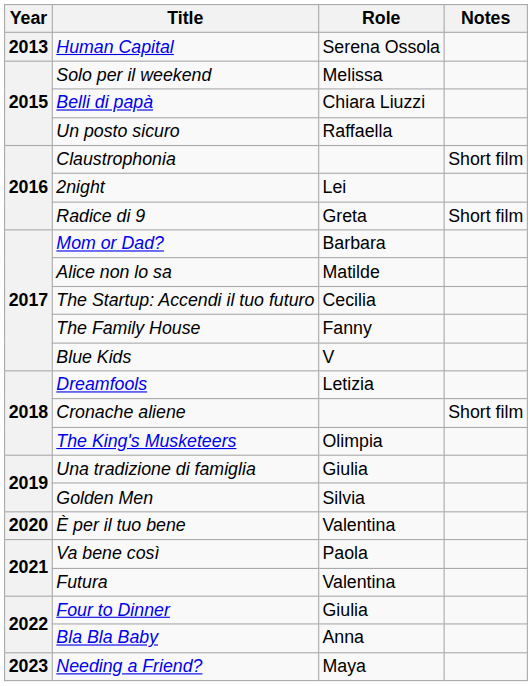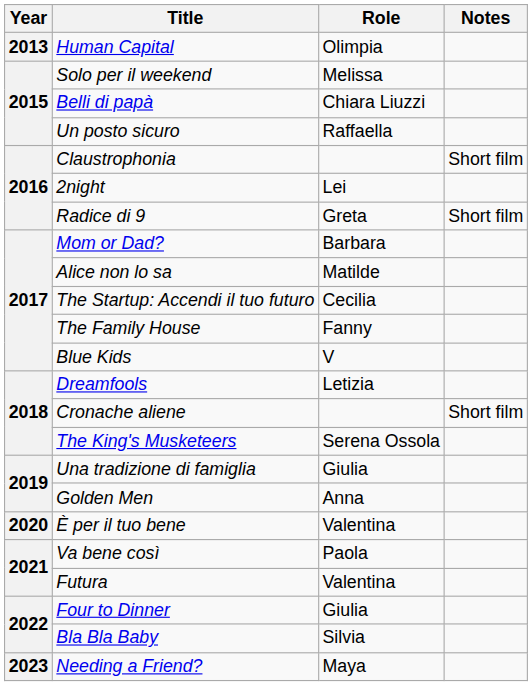(381, 46) Serena Ossola -> (353, 46) Olimpia
(353, 441) Olimpia -> (381, 441) Serena Ossola
(344, 497) Silvia -> (343, 497) Anna
(343, 638) Anna -> (344, 638) Silvia
